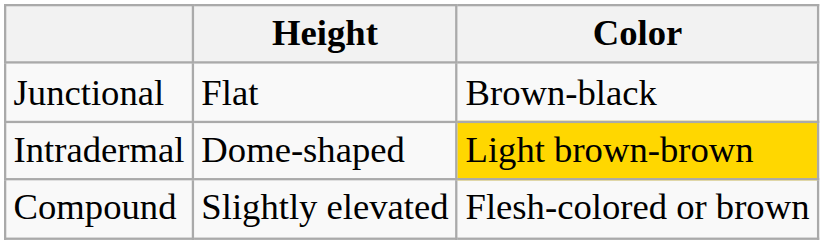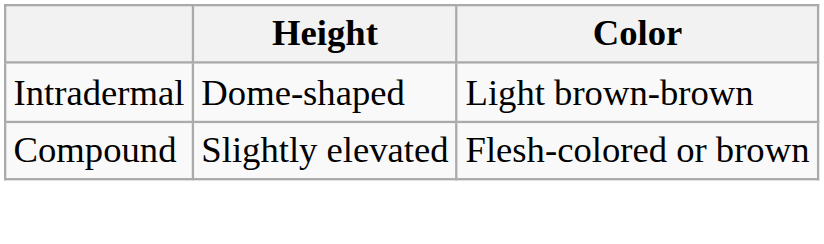- row: (89, 91)
(610, 149) gold background -> (610, 91) no background
